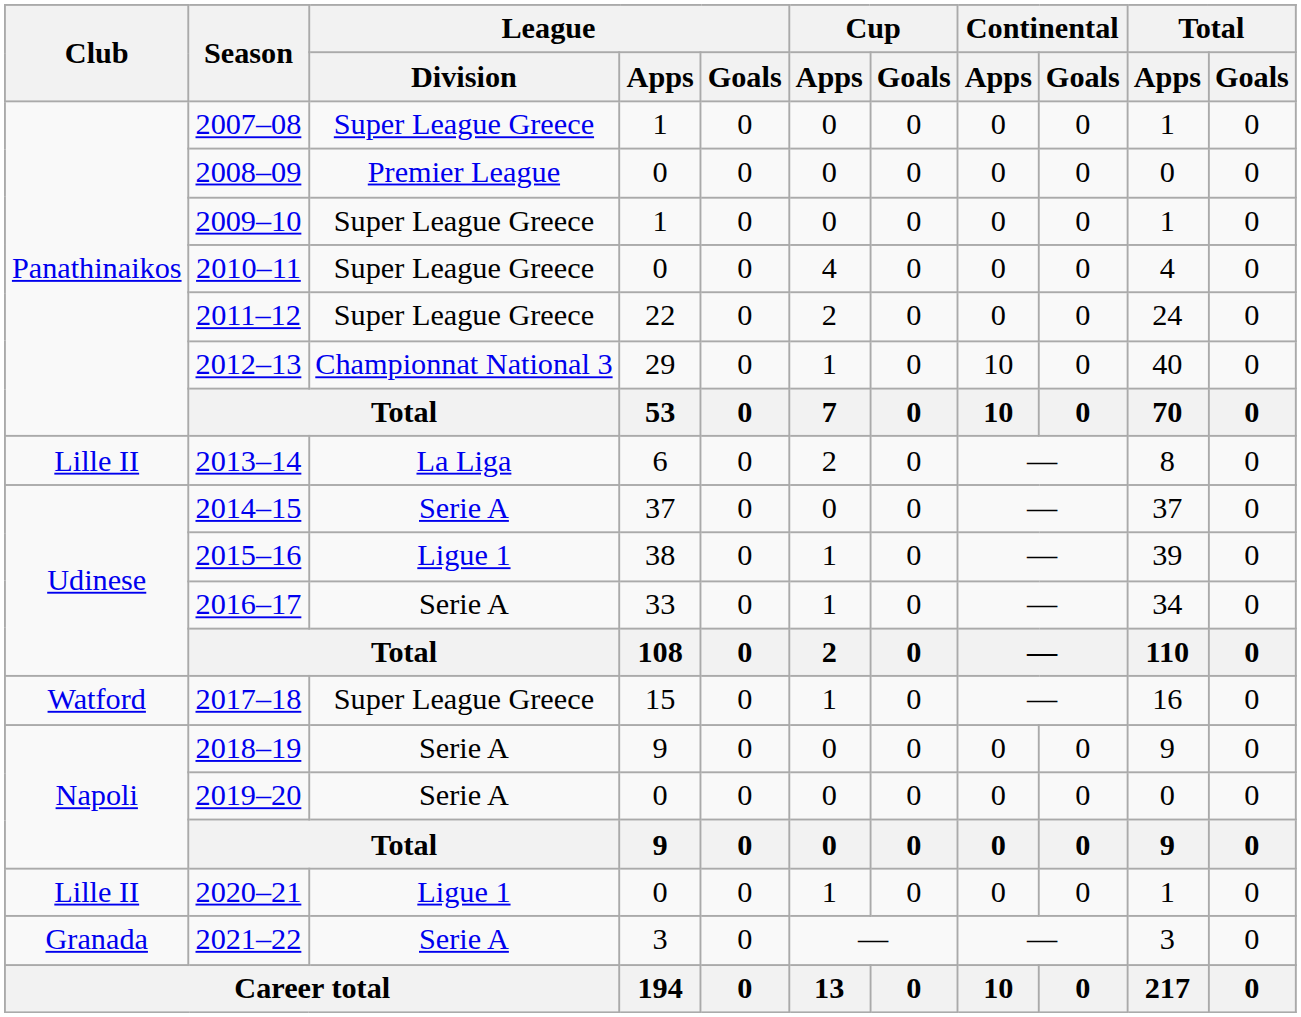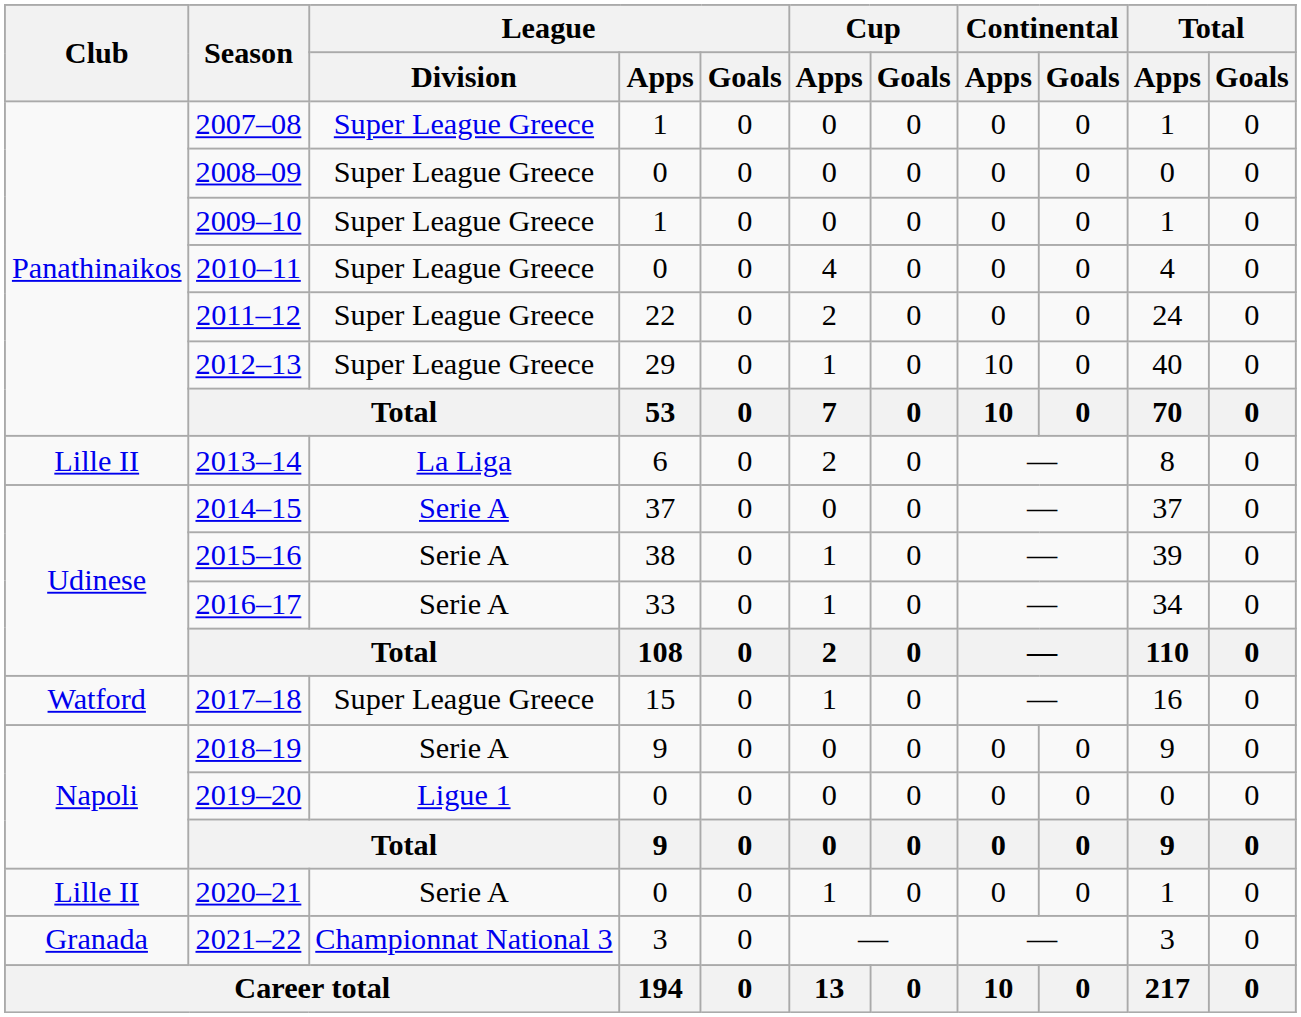(464, 172) Premier League -> (464, 172) Super League Greece
(464, 364) Championnat National 3 -> (464, 364) Super League Greece
(464, 556) Ligue 1 -> (464, 556) Serie A
(464, 795) Serie A -> (464, 795) Ligue 1
(464, 891) Ligue 1 -> (464, 891) Serie A
(464, 939) Serie A -> (464, 939) Championnat National 3
